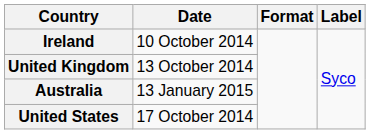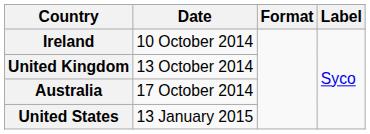(195, 91) 13 January 2015 -> (195, 91) 17 October 2014
(195, 116) 17 October 2014 -> (195, 116) 13 January 2015
